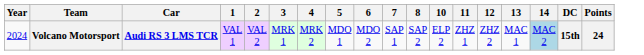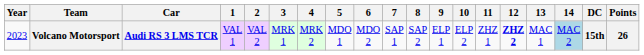+ column: (441, 12)
(17, 35) 2024 -> (17, 35) 2023
(490, 35) normal -> (513, 35) bold
(598, 35) 24 -> (623, 35) 26
